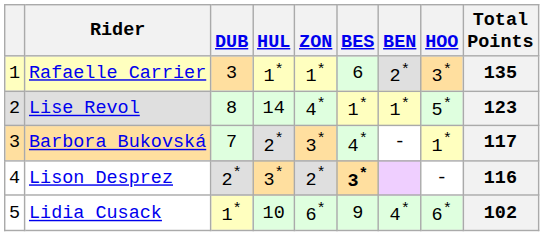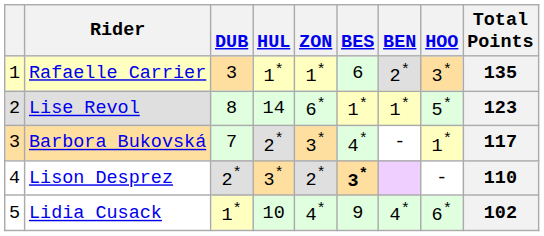(316, 108) 4* -> (316, 108) 6*
(500, 178) 116 -> (500, 178) 110
(316, 213) 6* -> (316, 213) 4*
